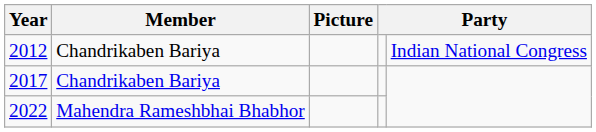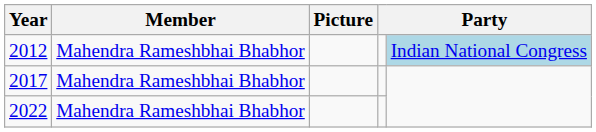(138, 50) Chandrikaben Bariya -> (181, 50) Mahendra Rameshbhai Bhabhor
(489, 50) no background -> (489, 50) lightblue background
(138, 80) Chandrikaben Bariya -> (181, 80) Mahendra Rameshbhai Bhabhor
